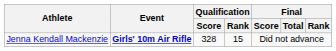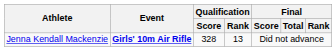(238, 40) 15 -> (238, 40) 13
